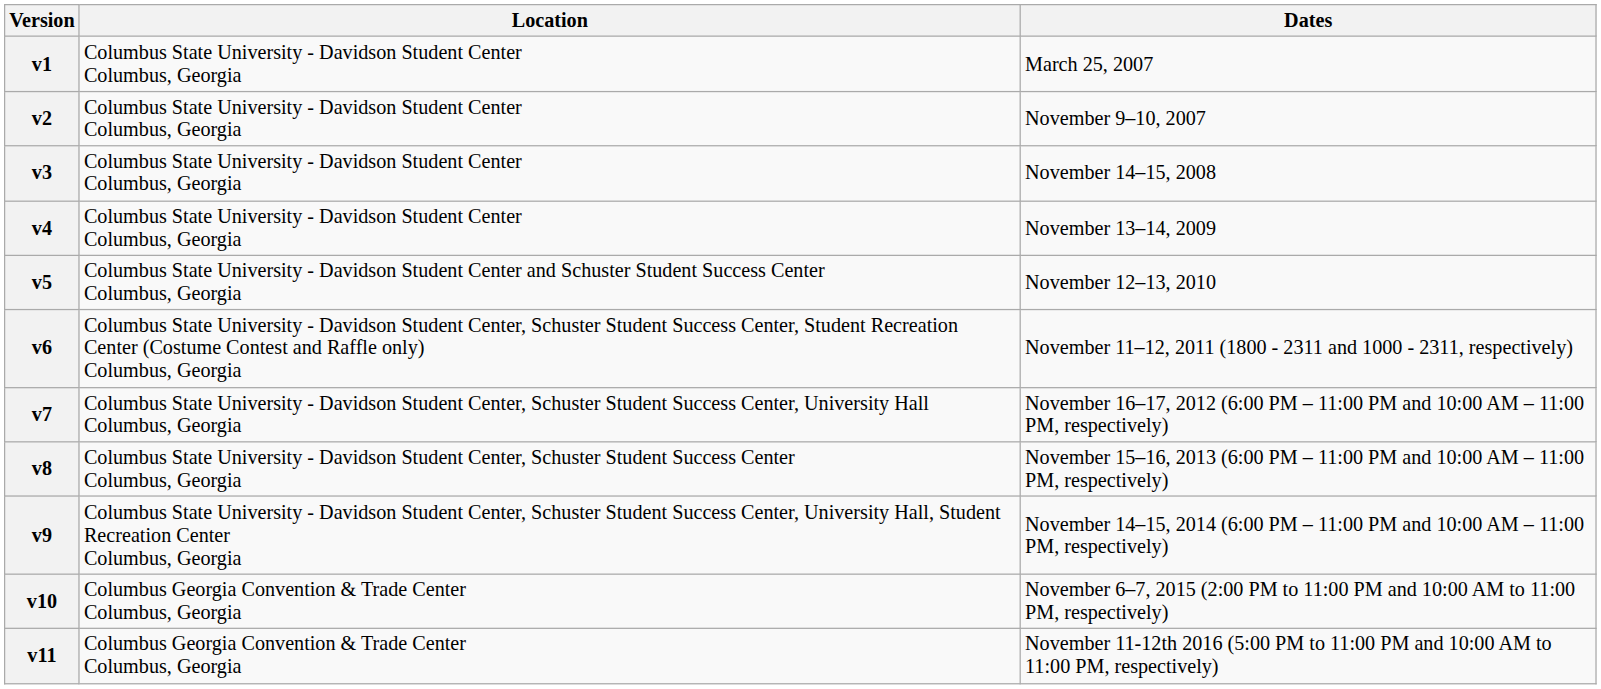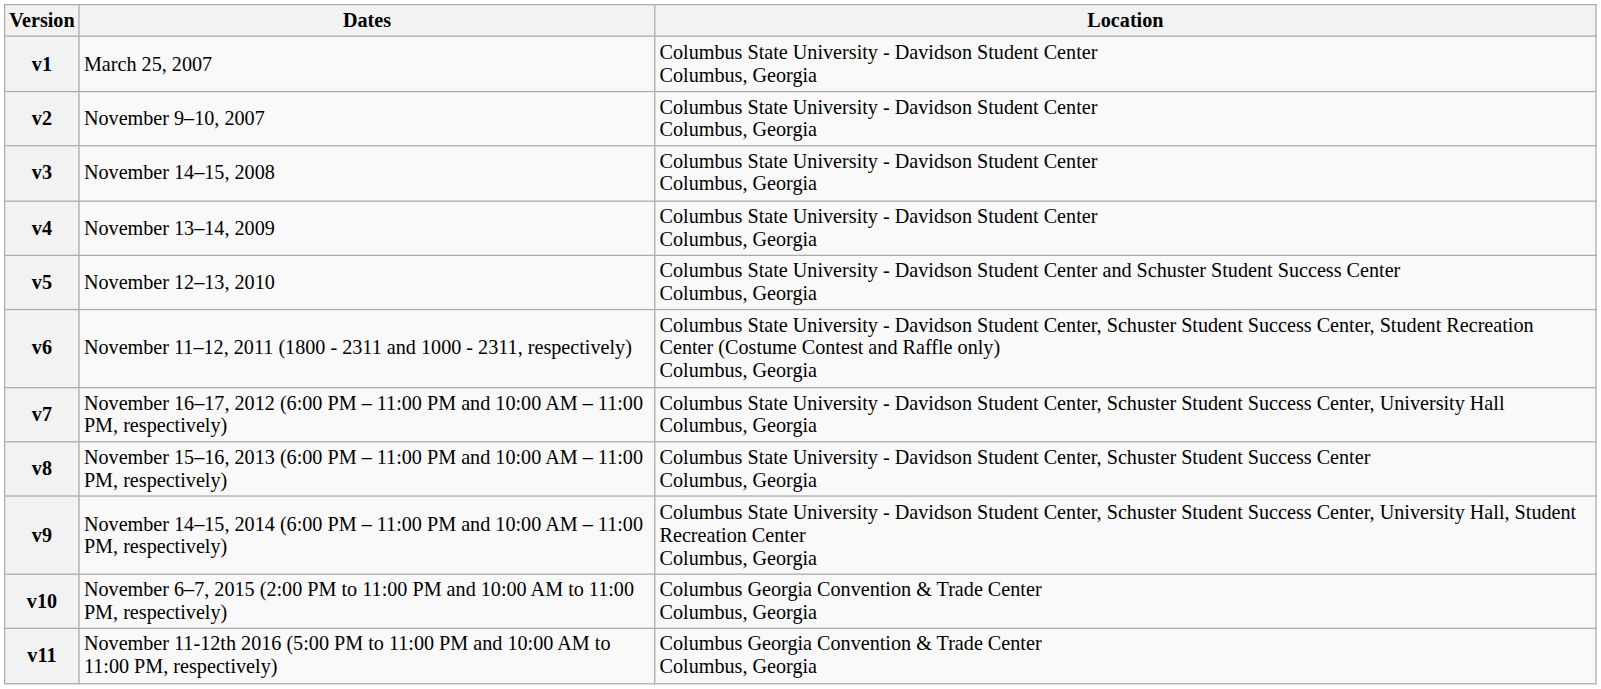columns swapped: (1308, 20) <-> (550, 20)
